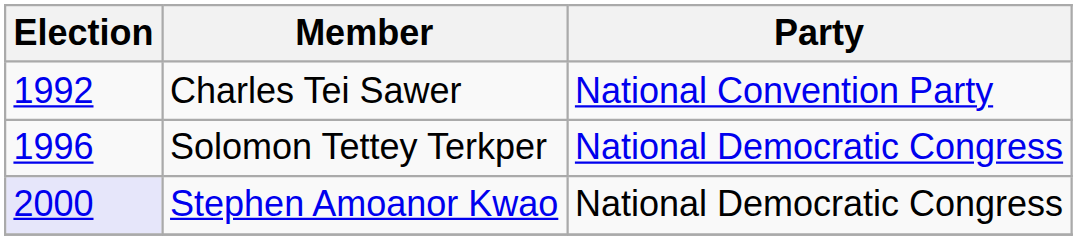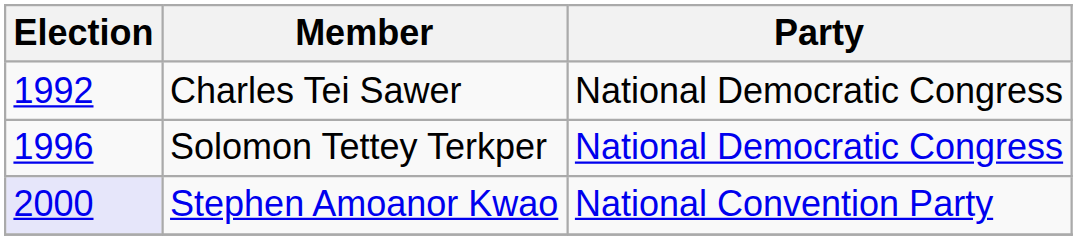(784, 90) National Convention Party -> (819, 90) National Democratic Congress
(819, 204) National Democratic Congress -> (784, 204) National Convention Party
